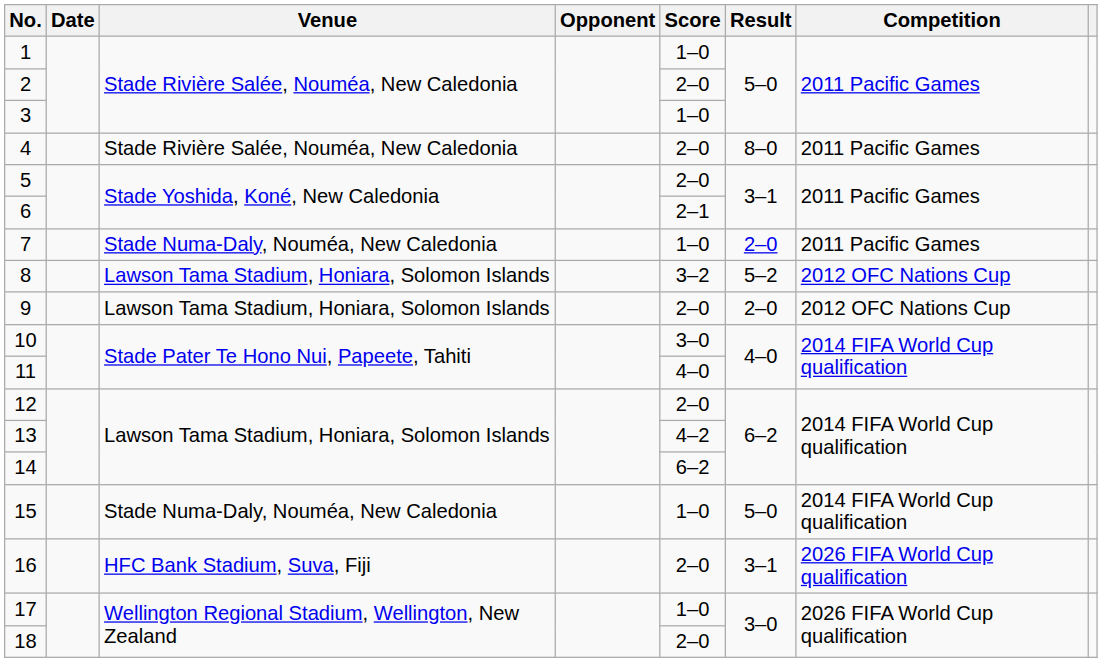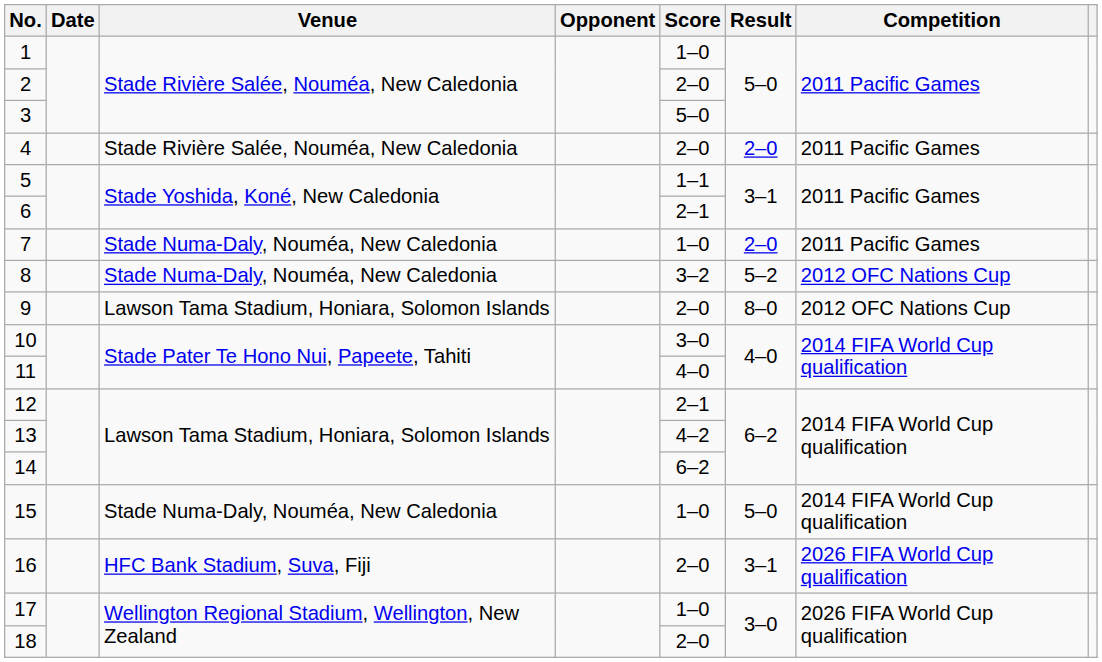(693, 116) 1–0 -> (693, 116) 5–0
(761, 148) 8–0 -> (761, 148) 2–0
(693, 180) 2–0 -> (693, 180) 1–1
(327, 276) Lawson Tama Stadium, Honiara, Solomon Islands -> (301, 276) Stade Numa-Daly, Nouméa, New Caledonia
(761, 308) 2–0 -> (761, 308) 8–0
(693, 404) 2–0 -> (693, 404) 2–1
